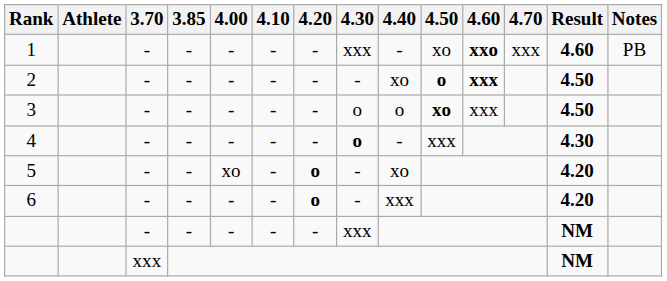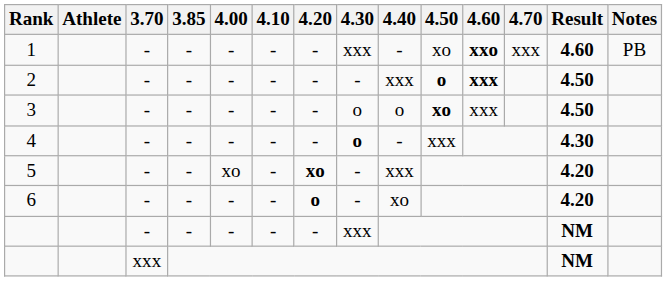(399, 79) xo -> (399, 79) xxx
(315, 170) o -> (315, 170) xo
(399, 170) xo -> (399, 170) xxx
(399, 200) xxx -> (399, 200) xo
